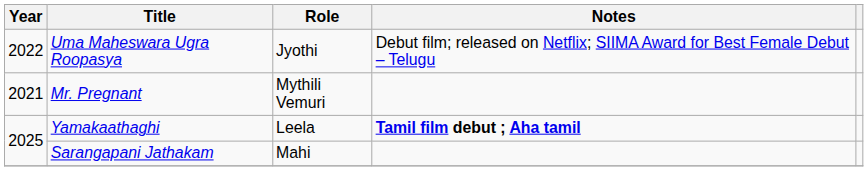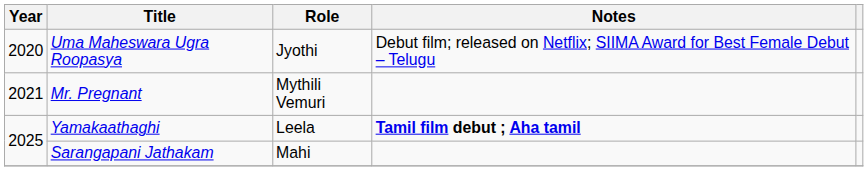(26, 51) 2022 -> (26, 51) 2020
